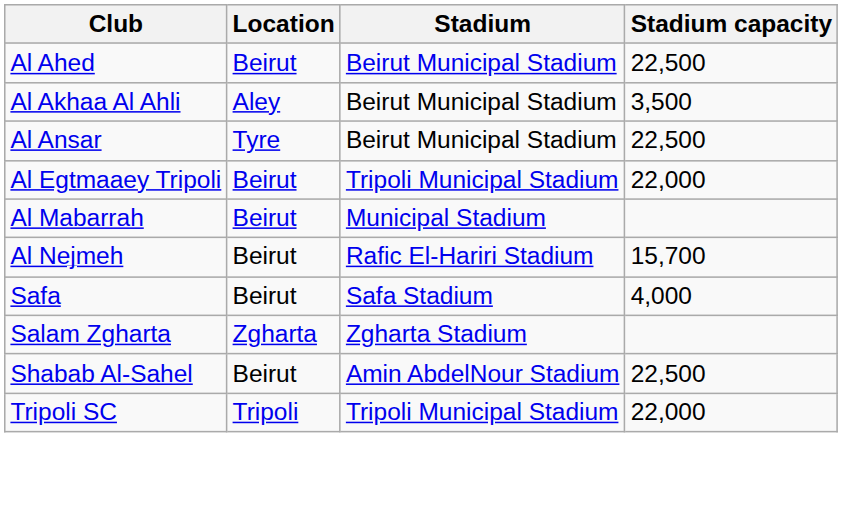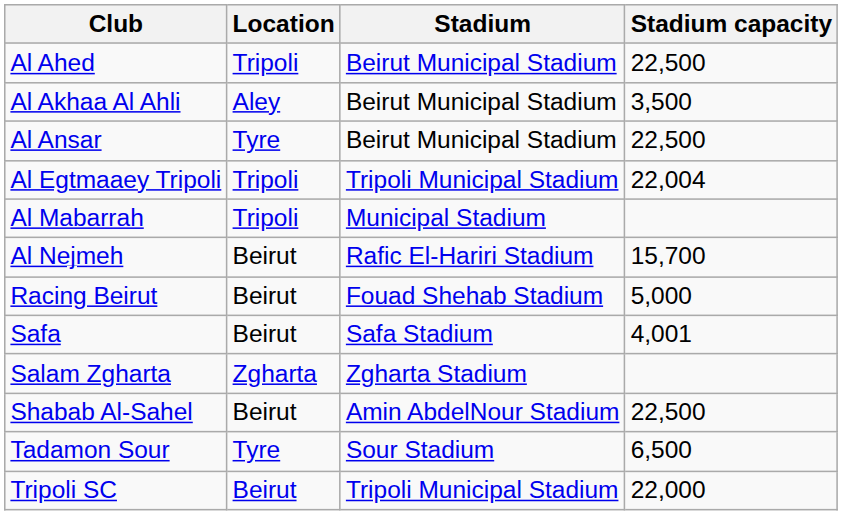(265, 62) Beirut -> (265, 62) Tripoli
(265, 179) Beirut -> (265, 179) Tripoli
(668, 179) 22,000 -> (668, 179) 22,004
(265, 218) Beirut -> (265, 218) Tripoli
+ row: (84, 295)
(661, 295) 4,000 -> (661, 334) 4,001
+ row: (90, 450)
(265, 412) Tripoli -> (265, 489) Beirut
